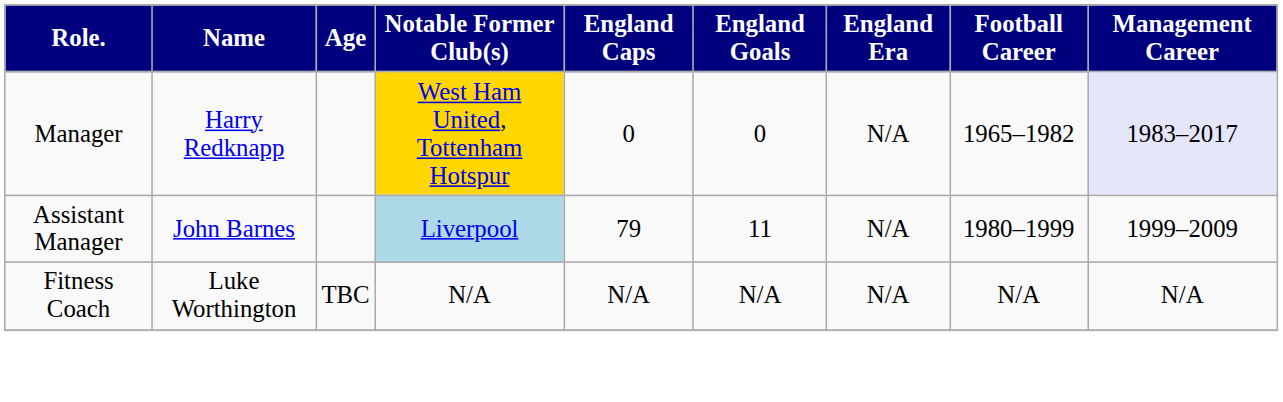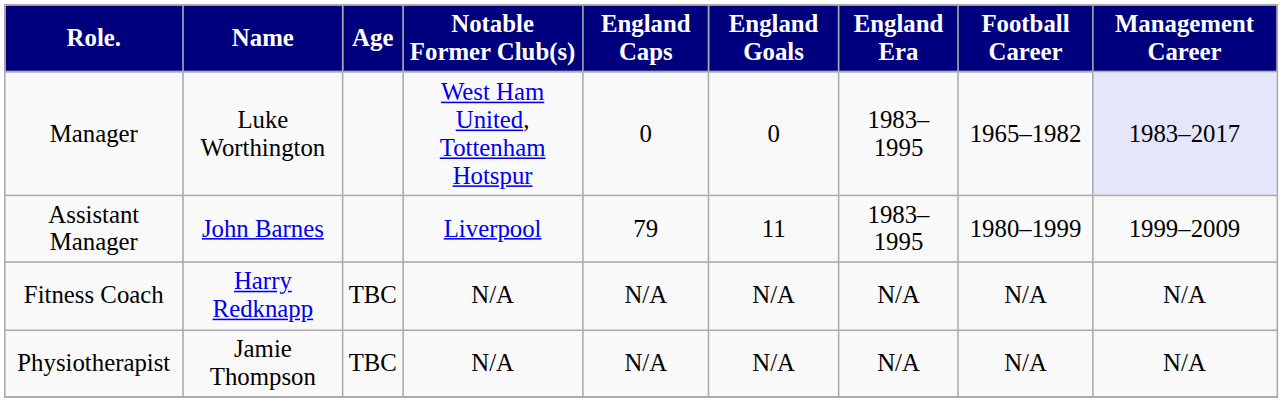(234, 133) Harry Redknapp -> (263, 133) Luke Worthington
(470, 133) gold background -> (493, 133) no background
(888, 133) N/A -> (898, 133) 1983–1995
(470, 228) lightblue background -> (493, 228) no background
(888, 228) N/A -> (898, 228) 1983–1995
(234, 295) Luke Worthington -> (263, 295) Harry Redknapp
+ row: (94, 362)
